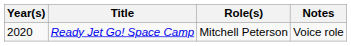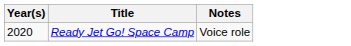- column: (244, 13)
